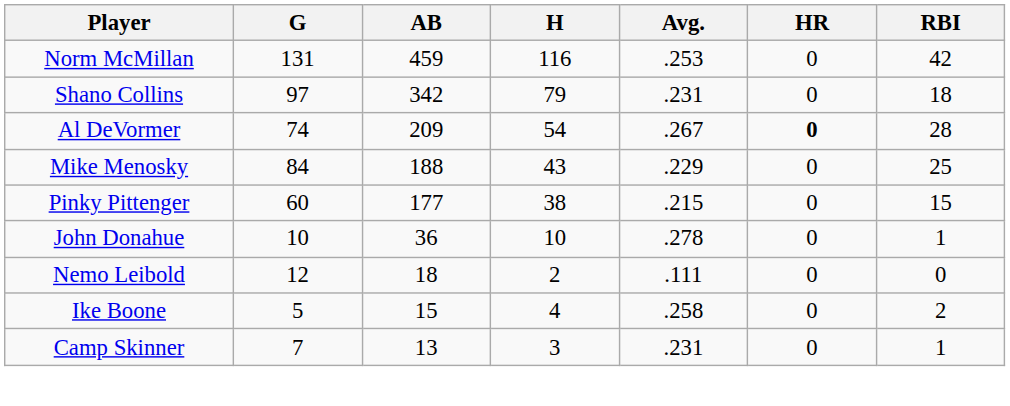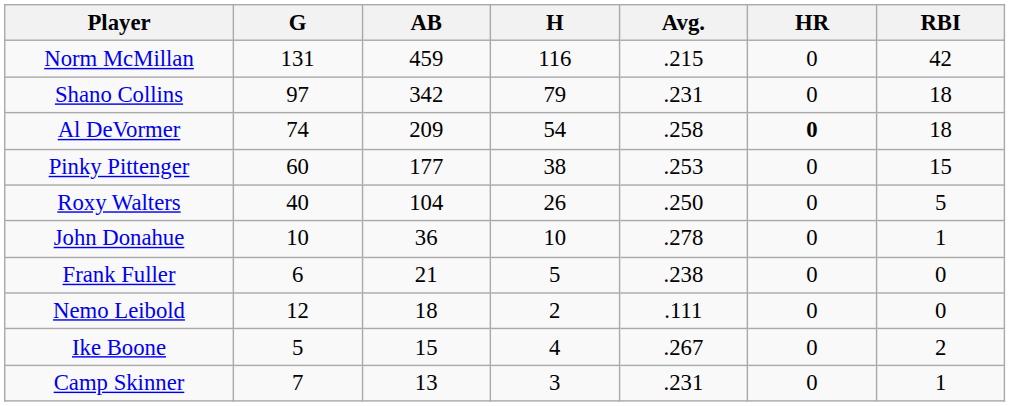(683, 58) .253 -> (683, 58) .215
(683, 130) .267 -> (683, 130) .258
(941, 130) 28 -> (941, 130) 18
- row: (119, 166)
(683, 202) .215 -> (683, 166) .253
+ row: (119, 202)
+ row: (119, 274)
(683, 310) .258 -> (683, 346) .267
